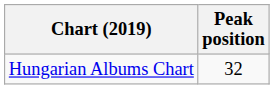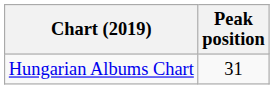(233, 68) 32 -> (233, 68) 31
